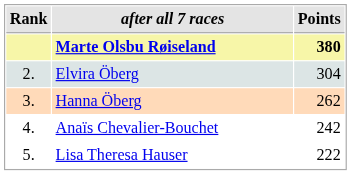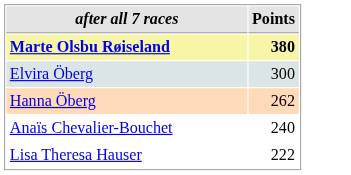- column: (29, 19)
(329, 74) 304 -> (283, 74) 300
(329, 127) 242 -> (283, 127) 240
